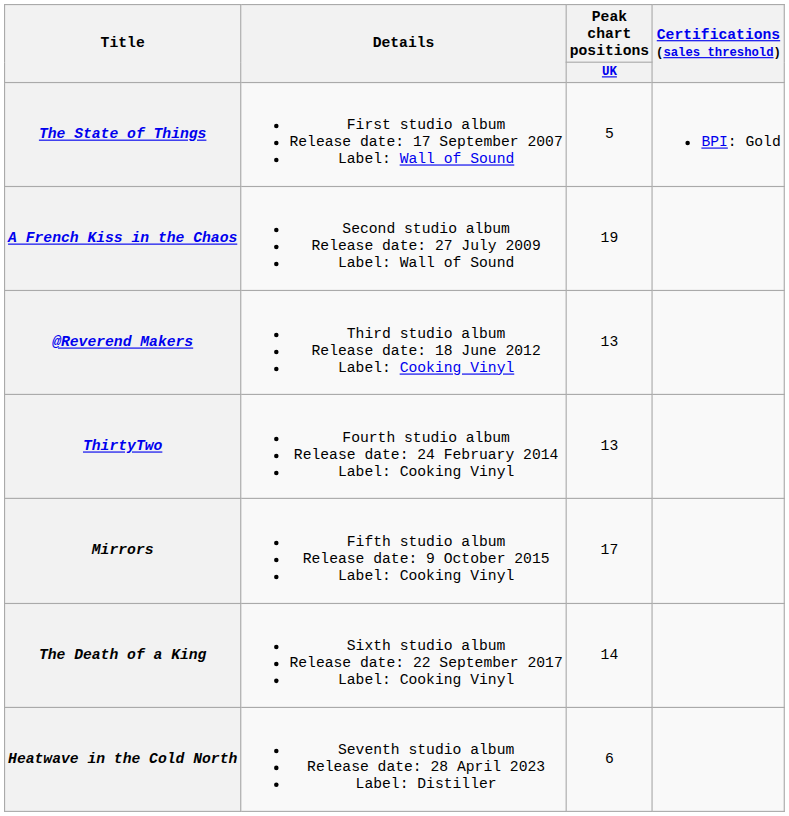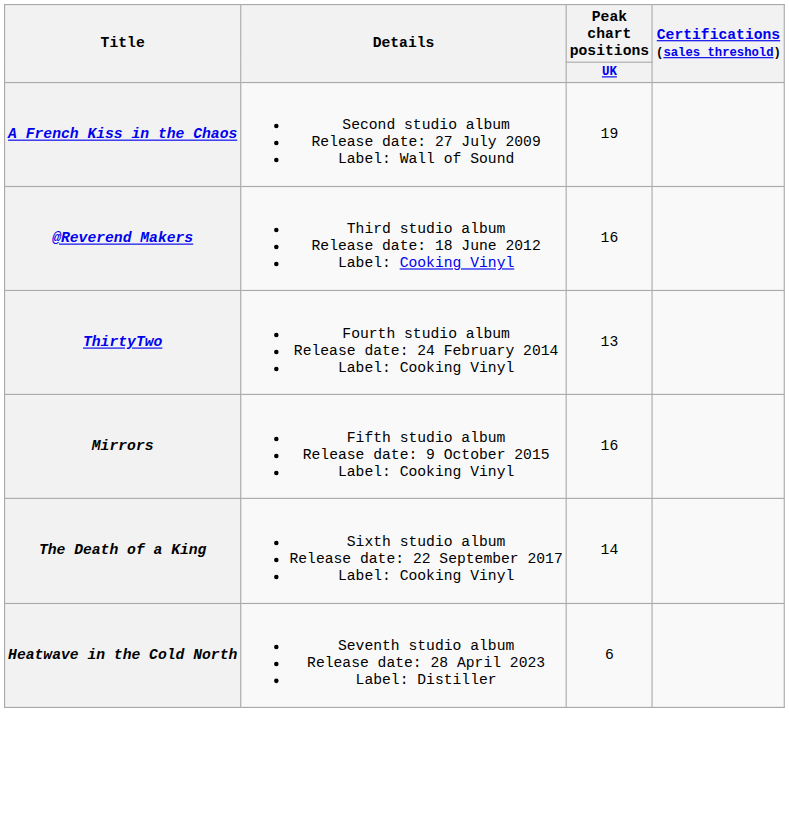- row: (123, 134)
(609, 343) 13 -> (609, 238) 16
(609, 551) 17 -> (609, 447) 16
